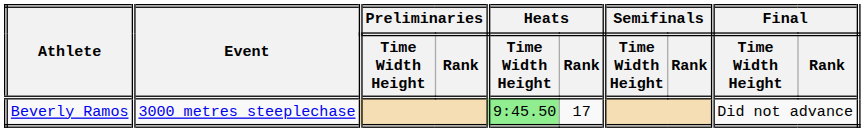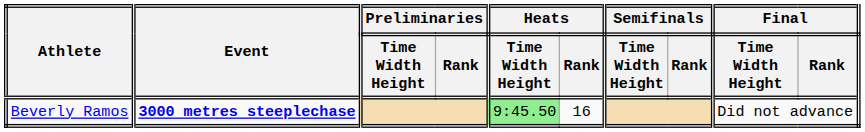(247, 112) normal -> (247, 112) bold
(582, 112) 17 -> (582, 112) 16
